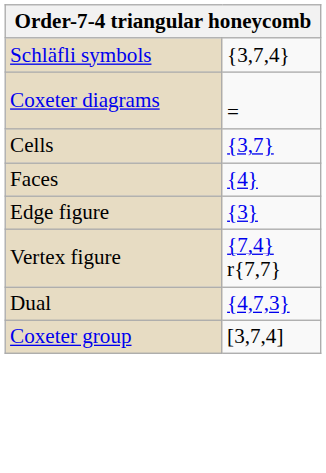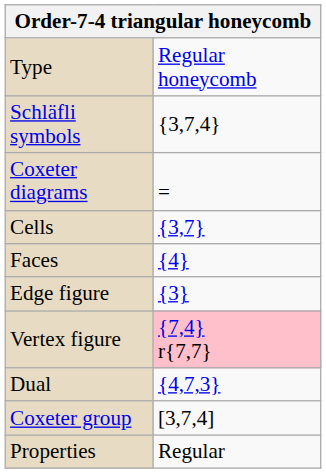+ row: (31, 66)
(254, 257) no background -> (185, 338) pink background
+ row: (53, 451)
